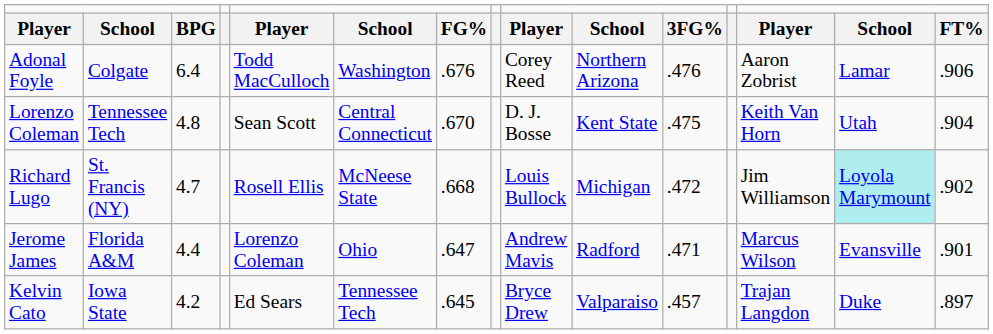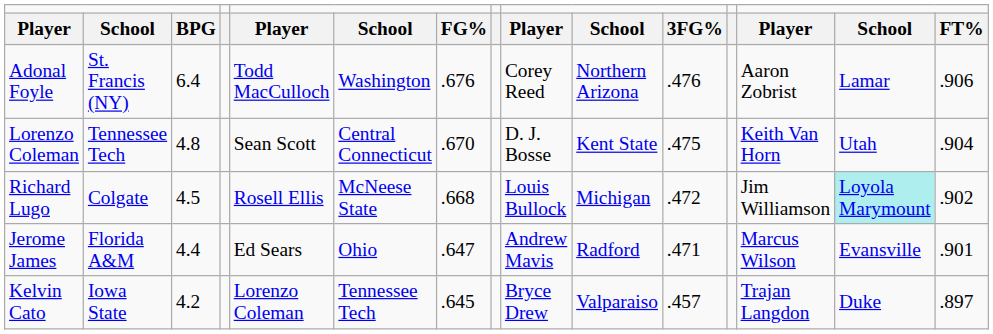(118, 70) Colgate -> (116, 81) St. Francis (NY)
(116, 186) St. Francis (NY) -> (118, 197) Colgate
(188, 186) 4.7 -> (188, 197) 4.5
(269, 249) Lorenzo Coleman -> (268, 249) Ed Sears
(268, 302) Ed Sears -> (269, 302) Lorenzo Coleman
